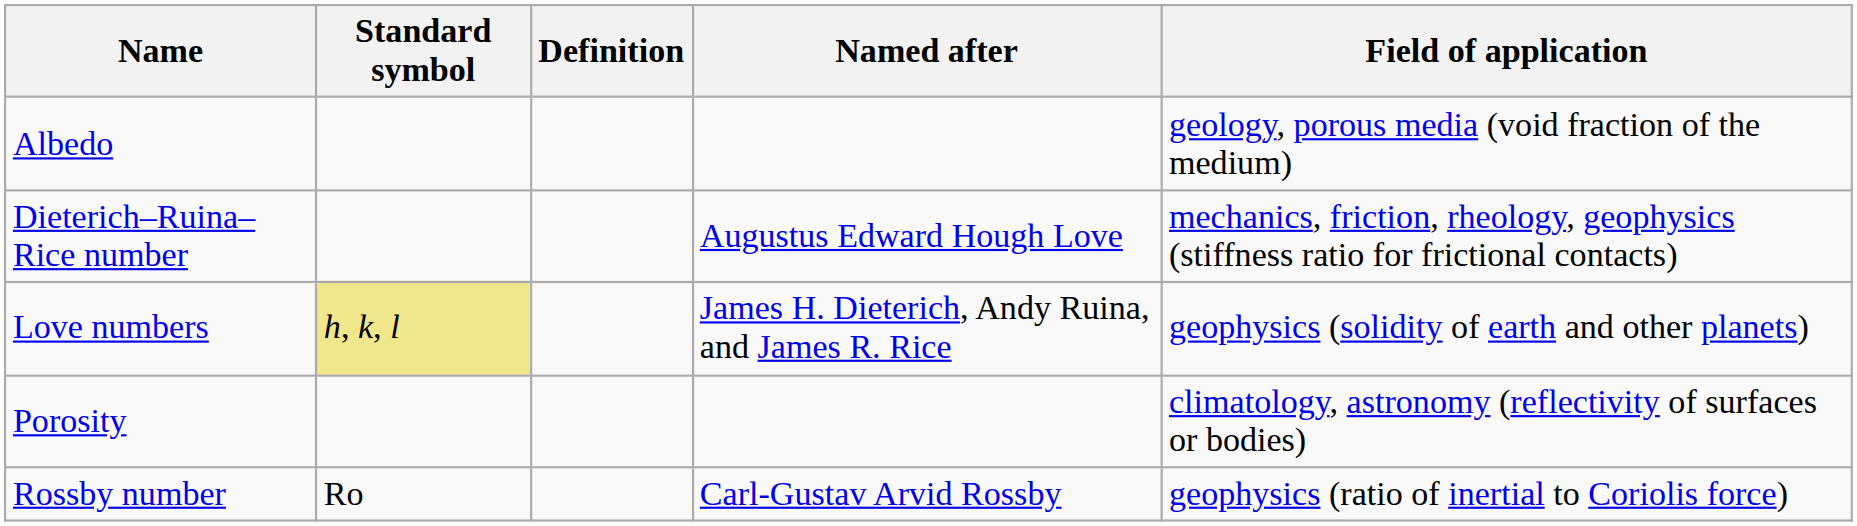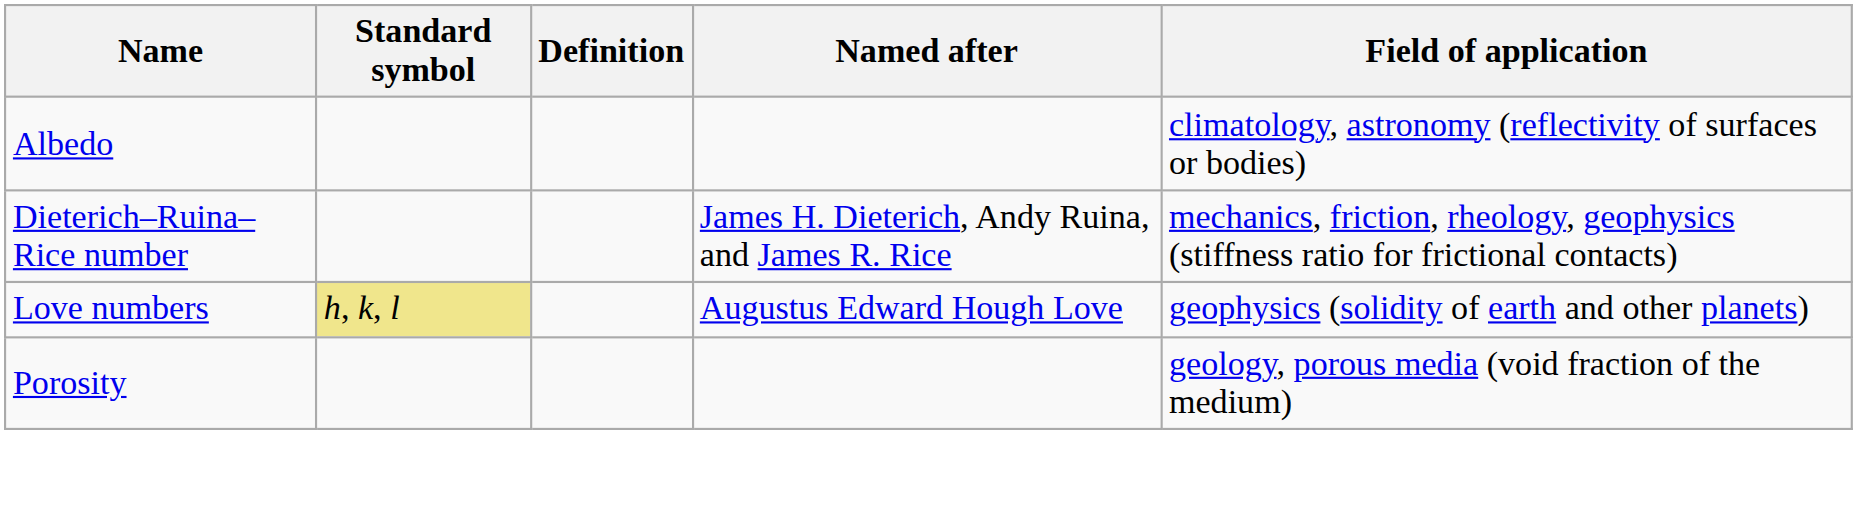(1465, 143) geology, porous media (void fraction of the medium) -> (1493, 143) climatology, astronomy (reflectivity of surfaces or bodies)
(911, 235) Augustus Edward Hough Love -> (925, 235) James H. Dieterich, Andy Ruina, and James R. Rice
(925, 327) James H. Dieterich, Andy Ruina, and James R. Rice -> (911, 308) Augustus Edward Hough Love
(1493, 420) climatology, astronomy (reflectivity of surfaces or bodies) -> (1465, 381) geology, porous media (void fraction of the medium)
- row: (119, 493)
